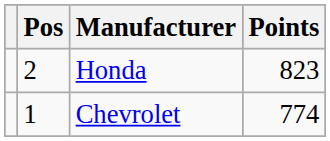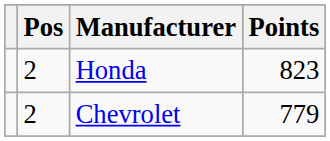(30, 114) 1 -> (30, 114) 2
(299, 114) 774 -> (299, 114) 779
